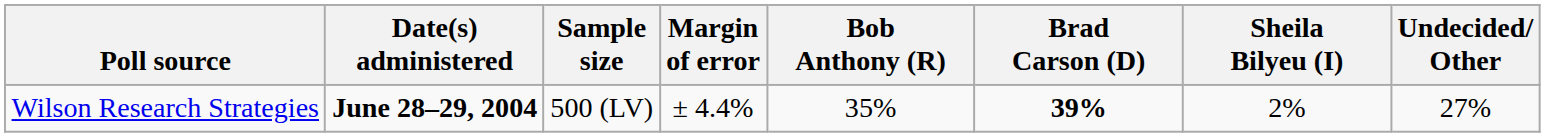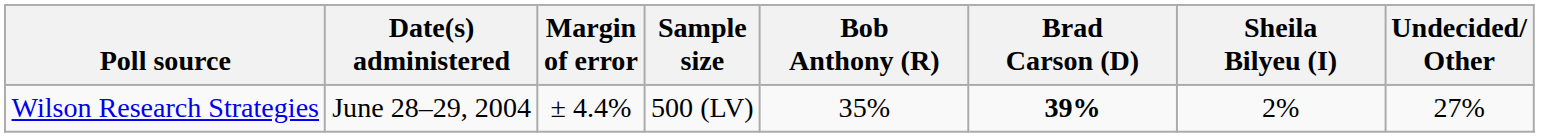columns swapped: (602, 44) <-> (713, 44)
(435, 107) bold -> (432, 107) normal
